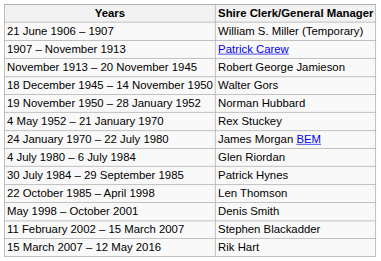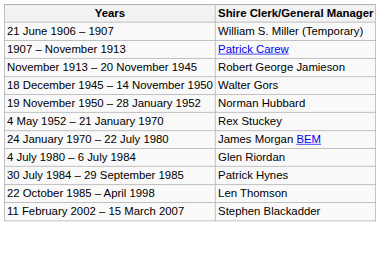- row: (73, 211)
- row: (84, 247)
